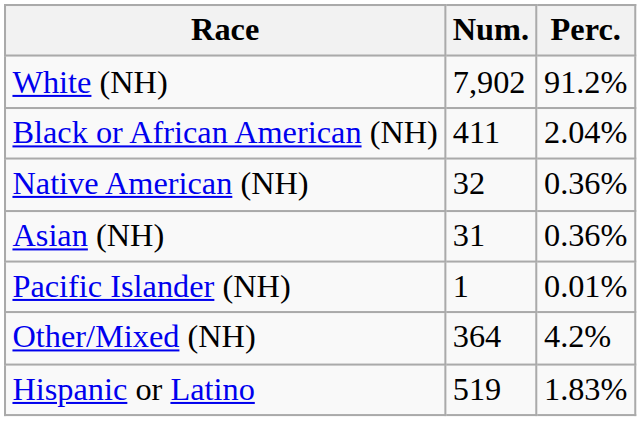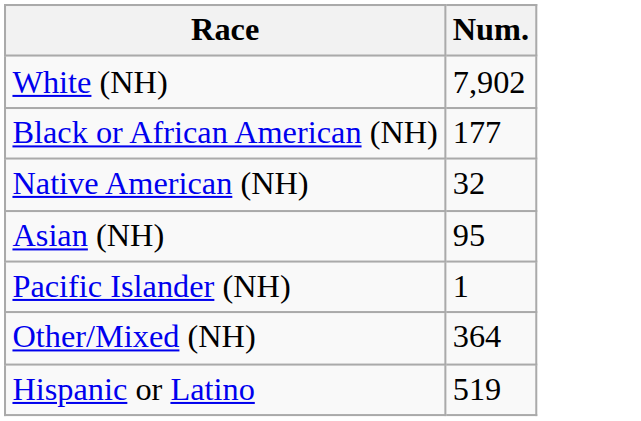- column: (586, 30)
(476, 132) 411 -> (477, 132) 177
(469, 235) 31 -> (469, 235) 95
